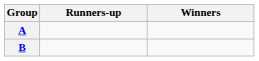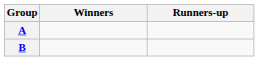columns swapped: (201, 13) <-> (94, 13)
